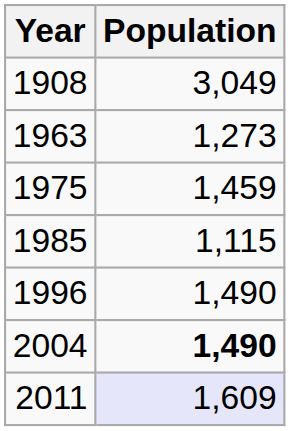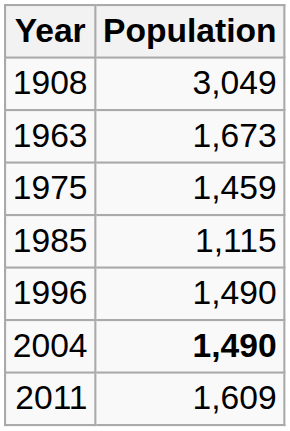(235, 136) 1,273 -> (235, 136) 1,673
(235, 398) lavender background -> (235, 398) no background
